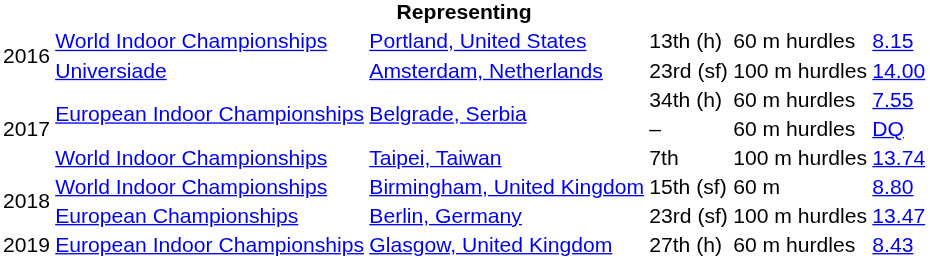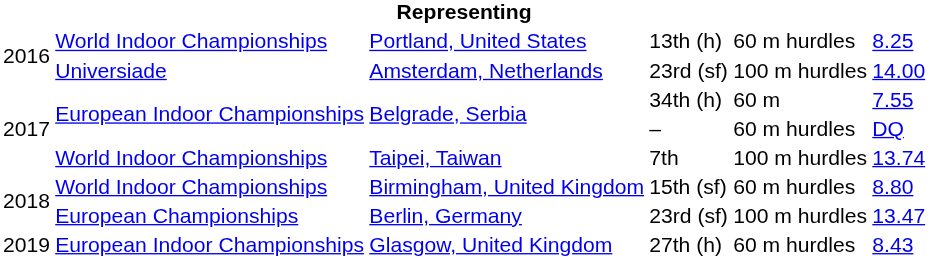(893, 41) 8.15 -> (893, 41) 8.25
(794, 99) 60 m hurdles -> (757, 99) 60 m
(757, 186) 60 m -> (794, 186) 60 m hurdles
